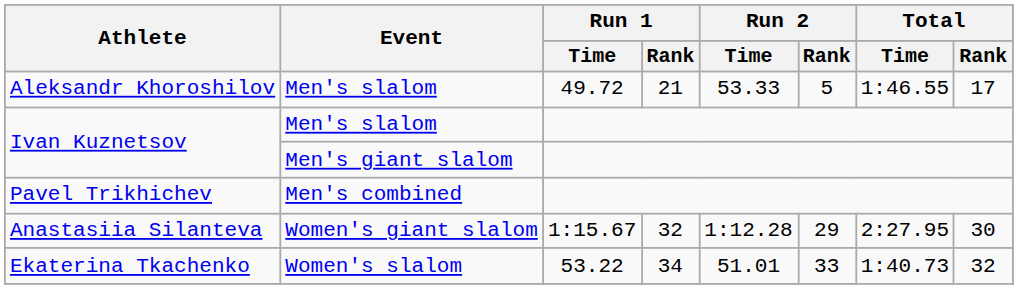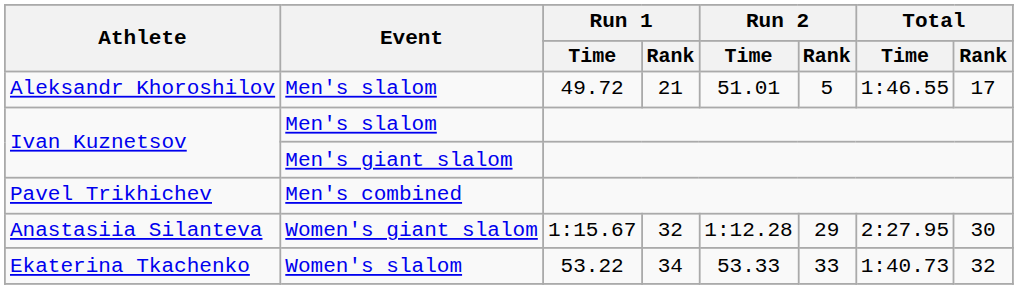(749, 89) 53.33 -> (749, 89) 51.01
(749, 266) 51.01 -> (749, 266) 53.33
